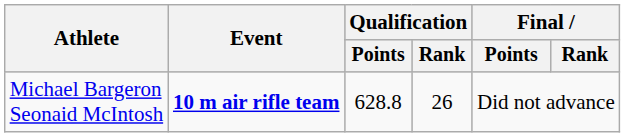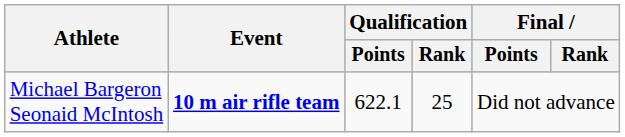(378, 102) 628.8 -> (378, 102) 622.1
(442, 102) 26 -> (442, 102) 25
